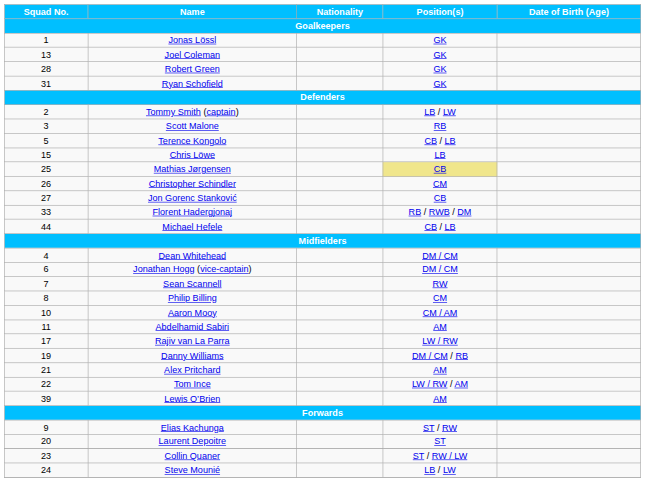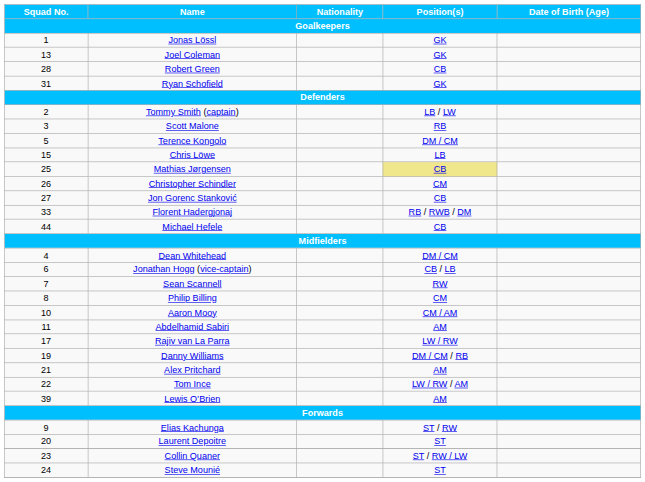(440, 69) GK -> (440, 69) CB
(440, 141) CB / LB -> (440, 141) DM / CM
(440, 227) CB / LB -> (440, 227) CB
(440, 270) DM / CM -> (440, 270) CB / LB
(440, 471) LB / LW -> (440, 471) ST
